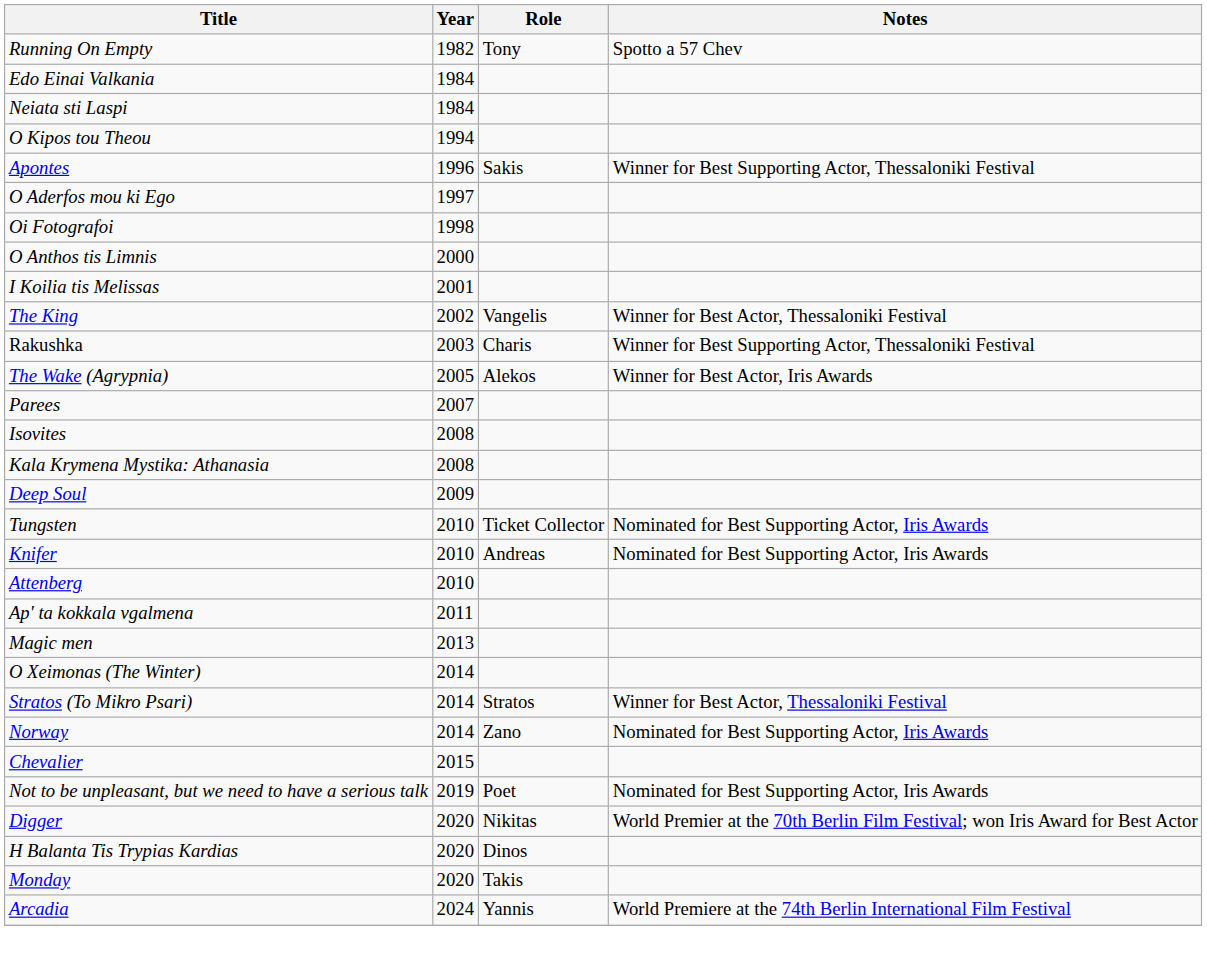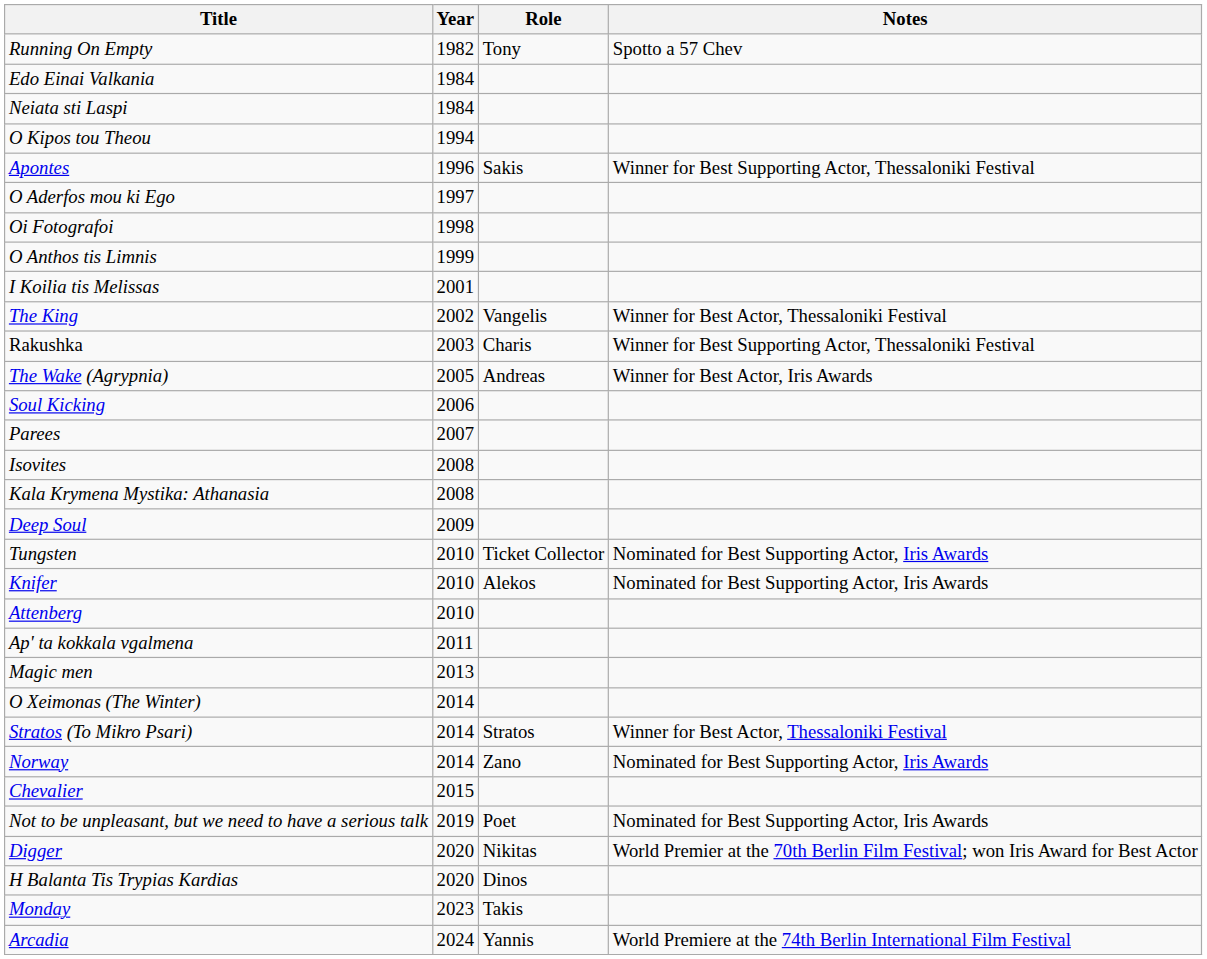(455, 256) 2000 -> (455, 256) 1999
(509, 375) Alekos -> (514, 375) Andreas
+ row: (57, 405)
(514, 553) Andreas -> (509, 583) Alekos
(455, 880) 2020 -> (455, 910) 2023
